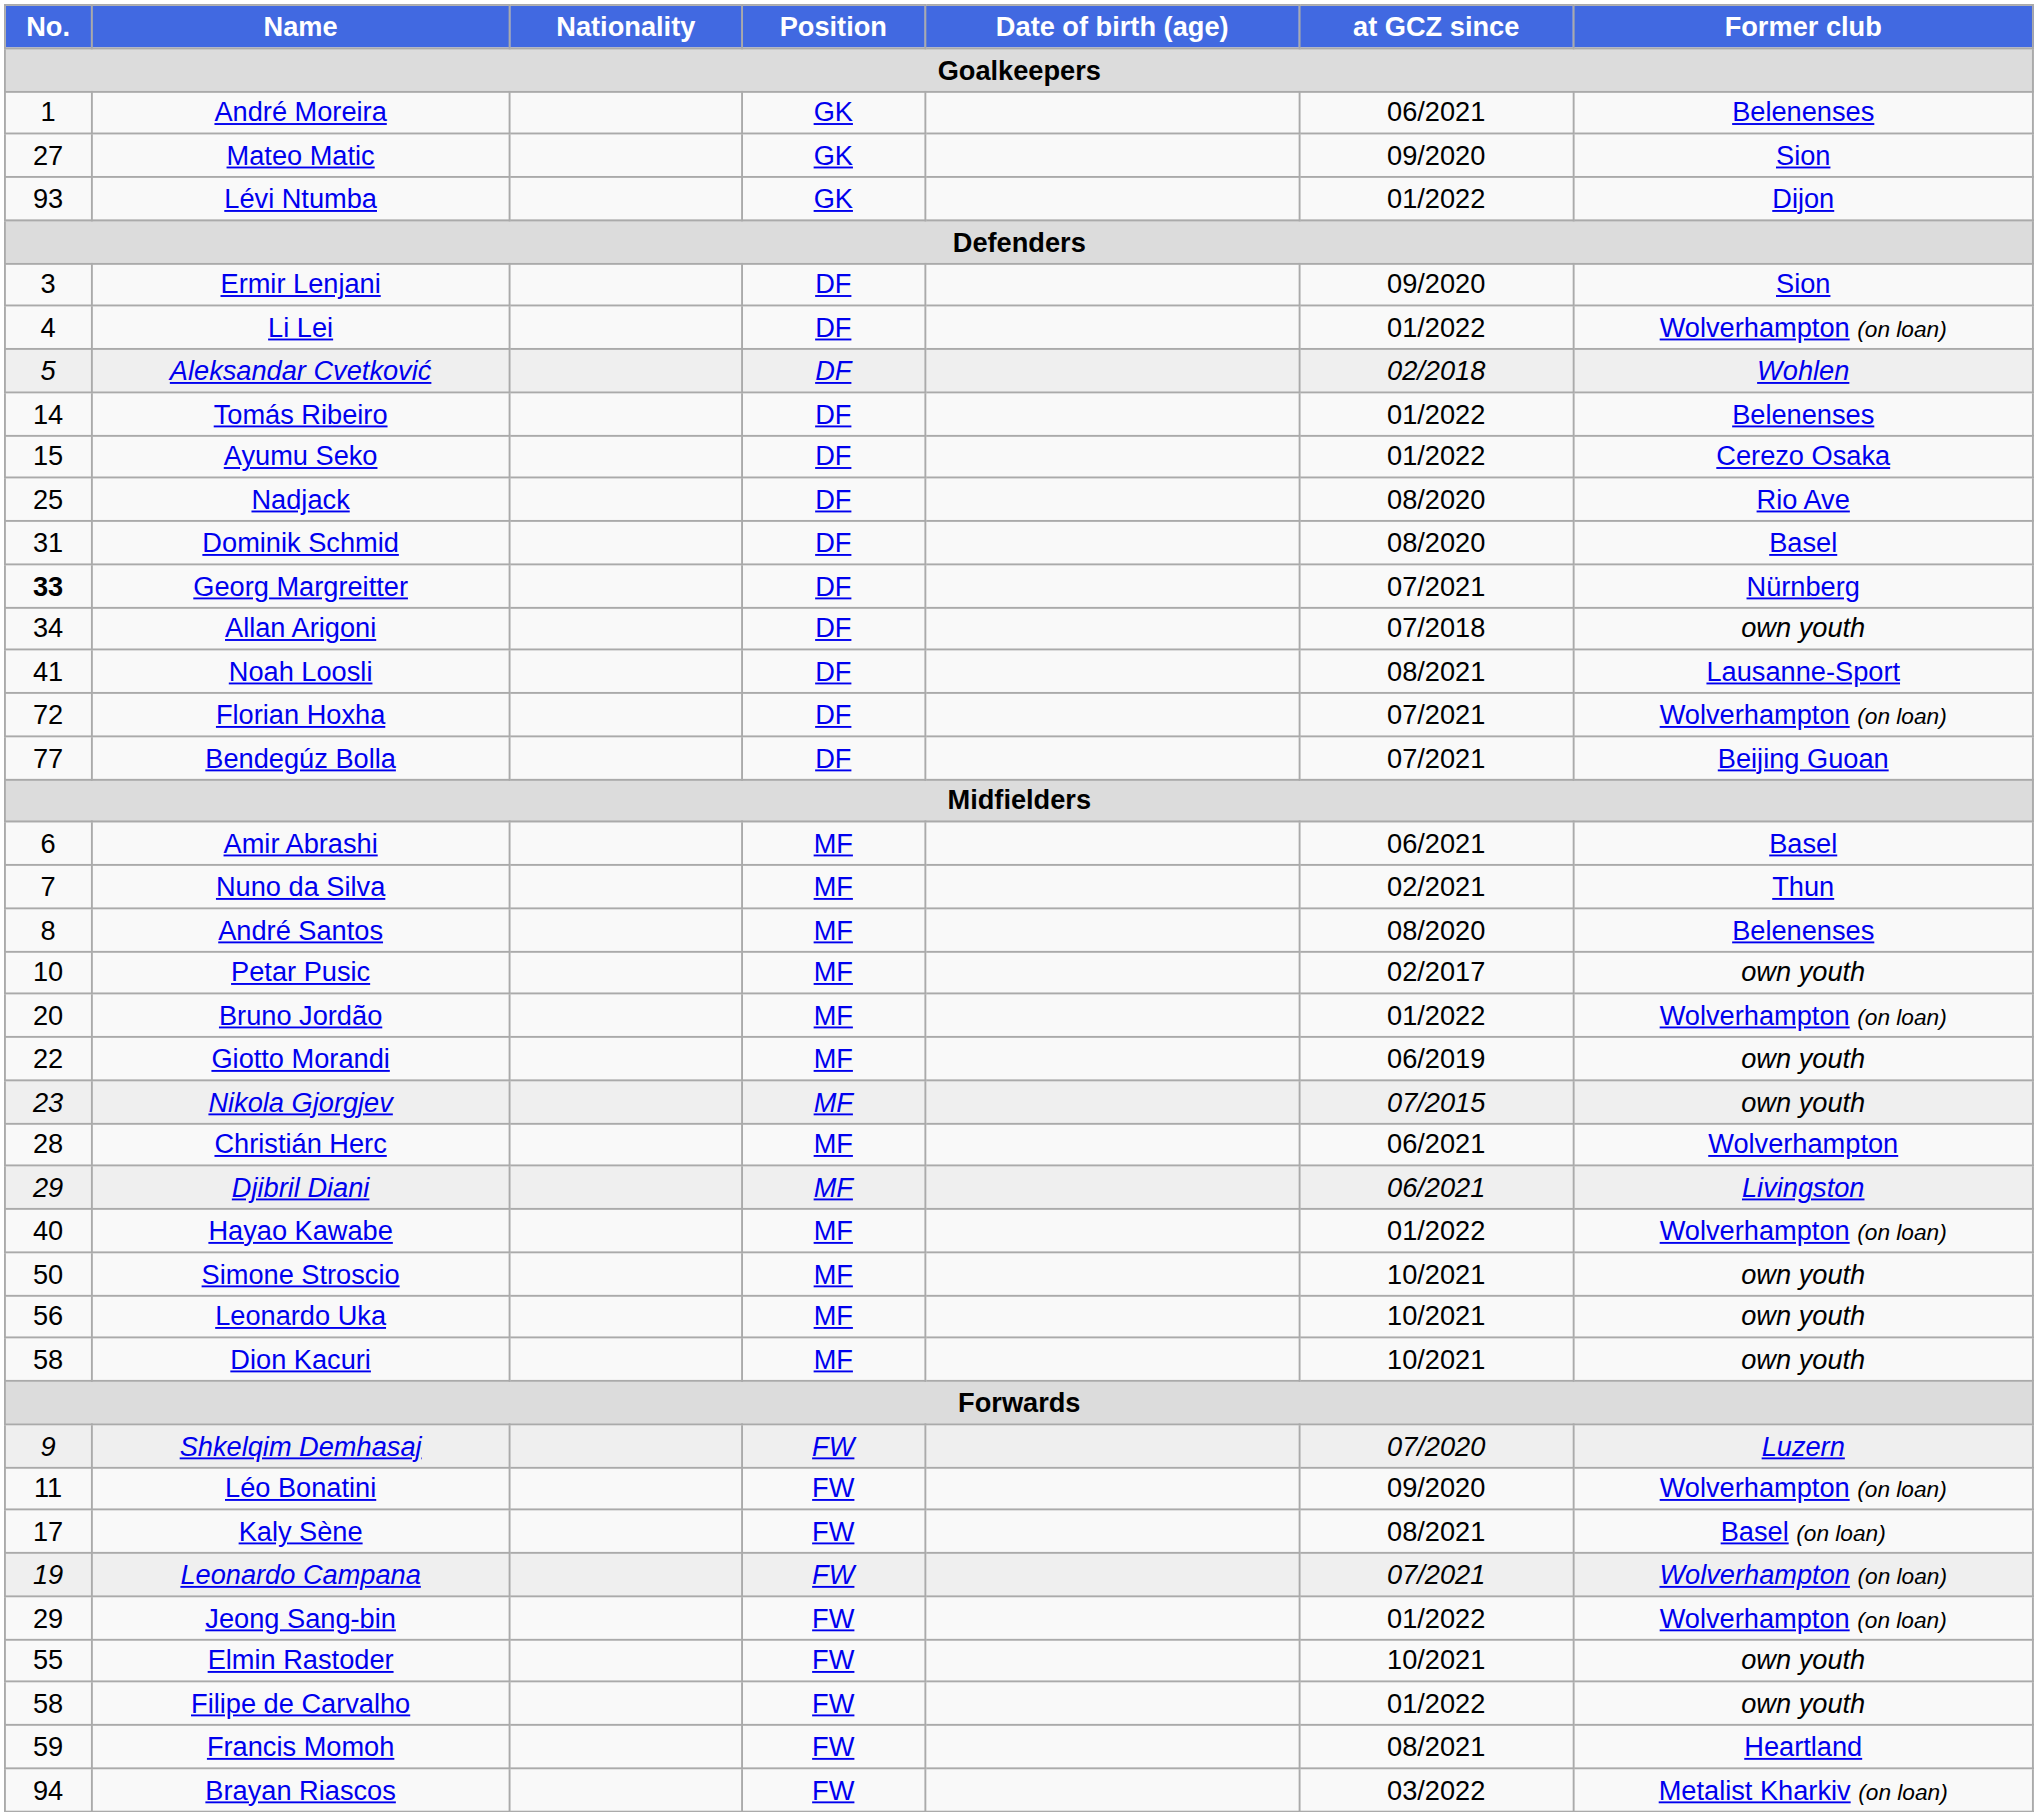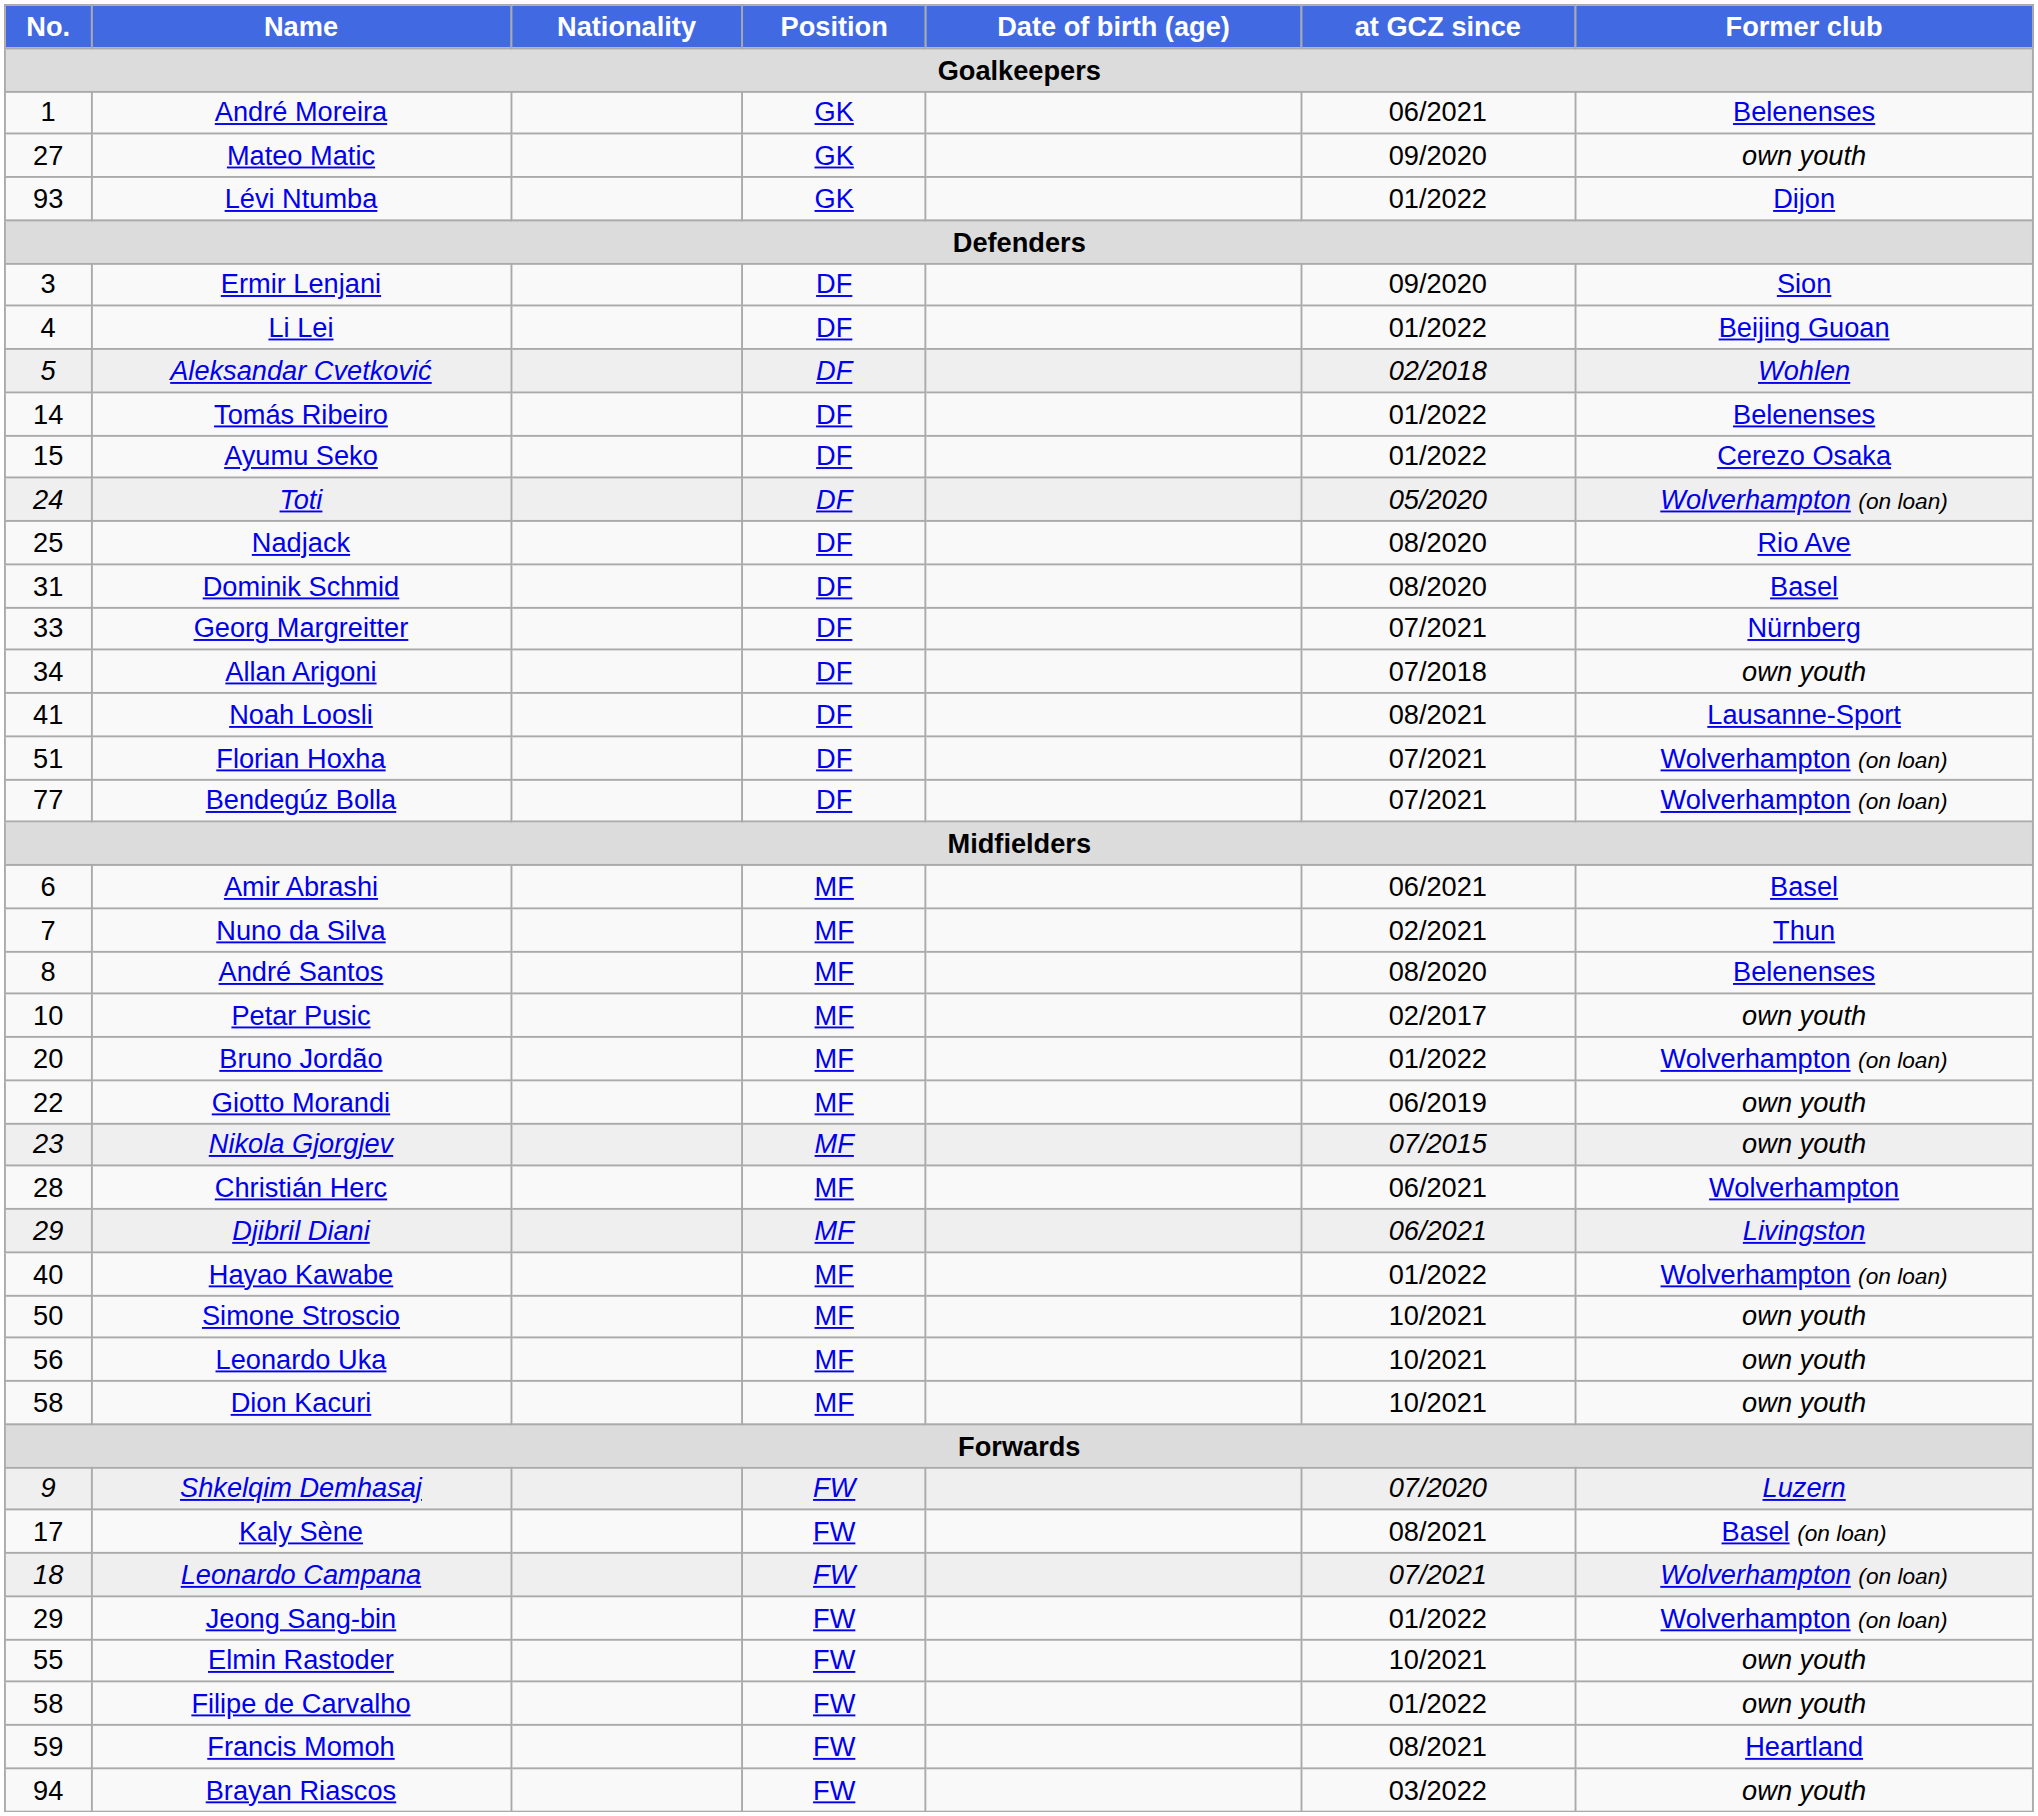(1803, 156) Sion -> (1804, 156) own youth
(1803, 328) Wolverhampton (on loan) -> (1804, 328) Beijing Guoan
+ row: (301, 500)
(48, 586) bold -> (48, 629) normal
(48, 715) 72 -> (48, 758) 51
(1803, 758) Beijing Guoan -> (1804, 801) Wolverhampton (on loan)
- row: (301, 1489)
(48, 1575) 19 -> (48, 1575) 18
(1803, 1790) Metalist Kharkiv (on loan) -> (1804, 1790) own youth
